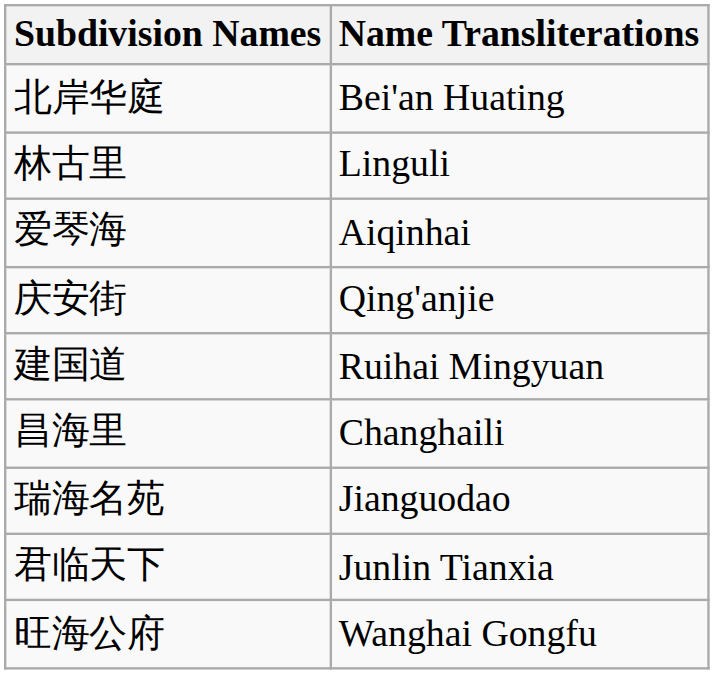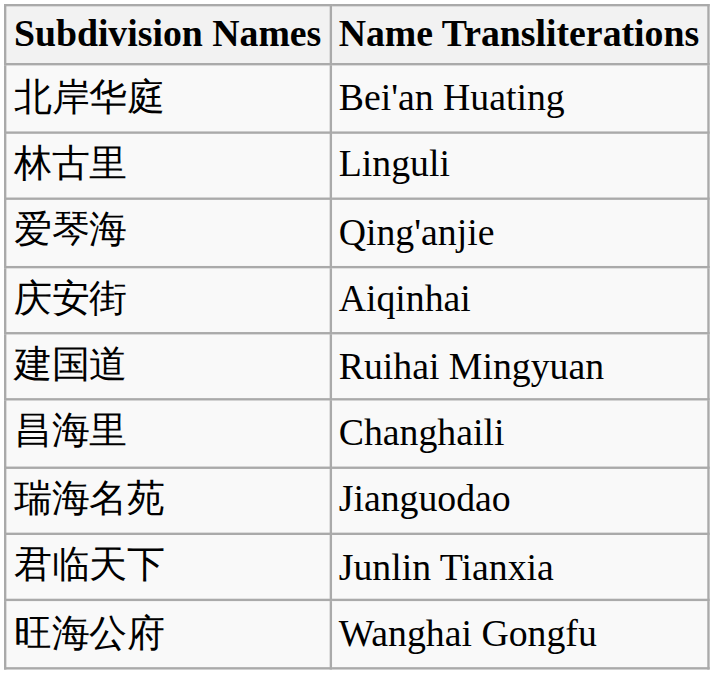(405, 231) Aiqinhai -> (417, 231) Qing'anjie
(417, 298) Qing'anjie -> (405, 298) Aiqinhai
